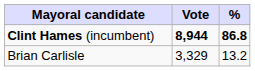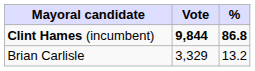(192, 35) 8,944 -> (192, 35) 9,844
